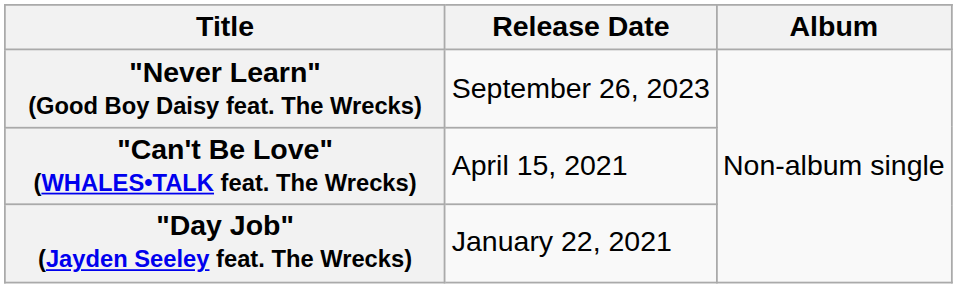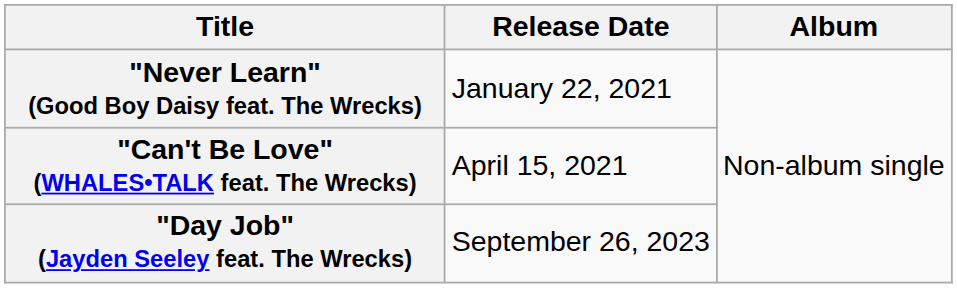(581, 88) September 26, 2023 -> (562, 88) January 22, 2021
(562, 242) January 22, 2021 -> (581, 242) September 26, 2023
